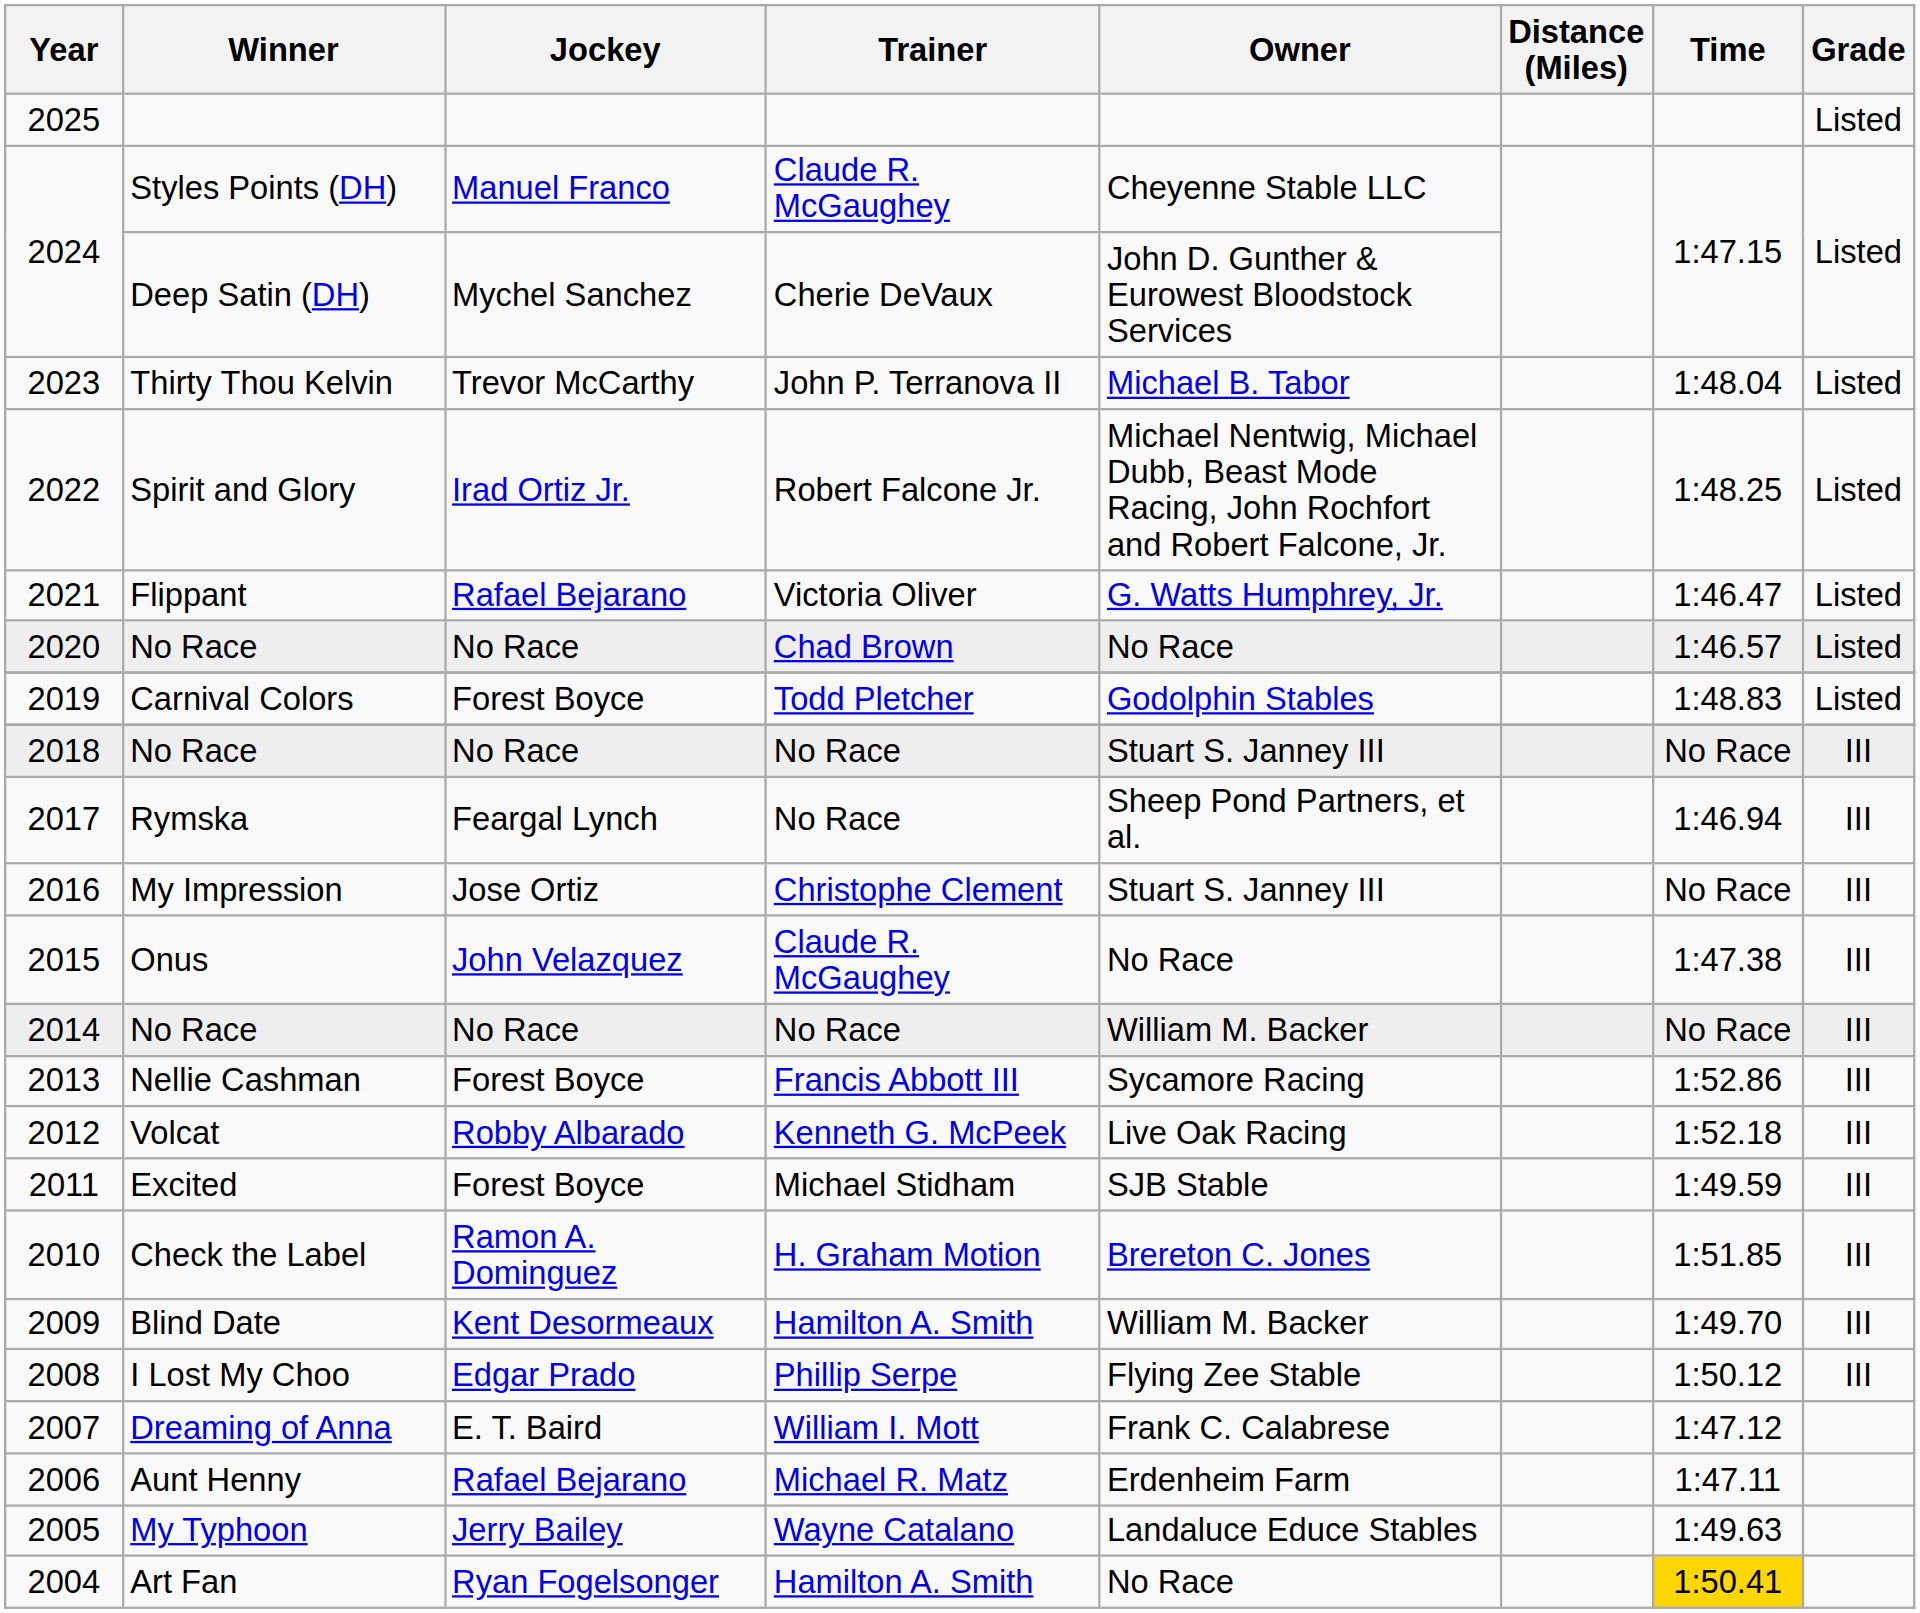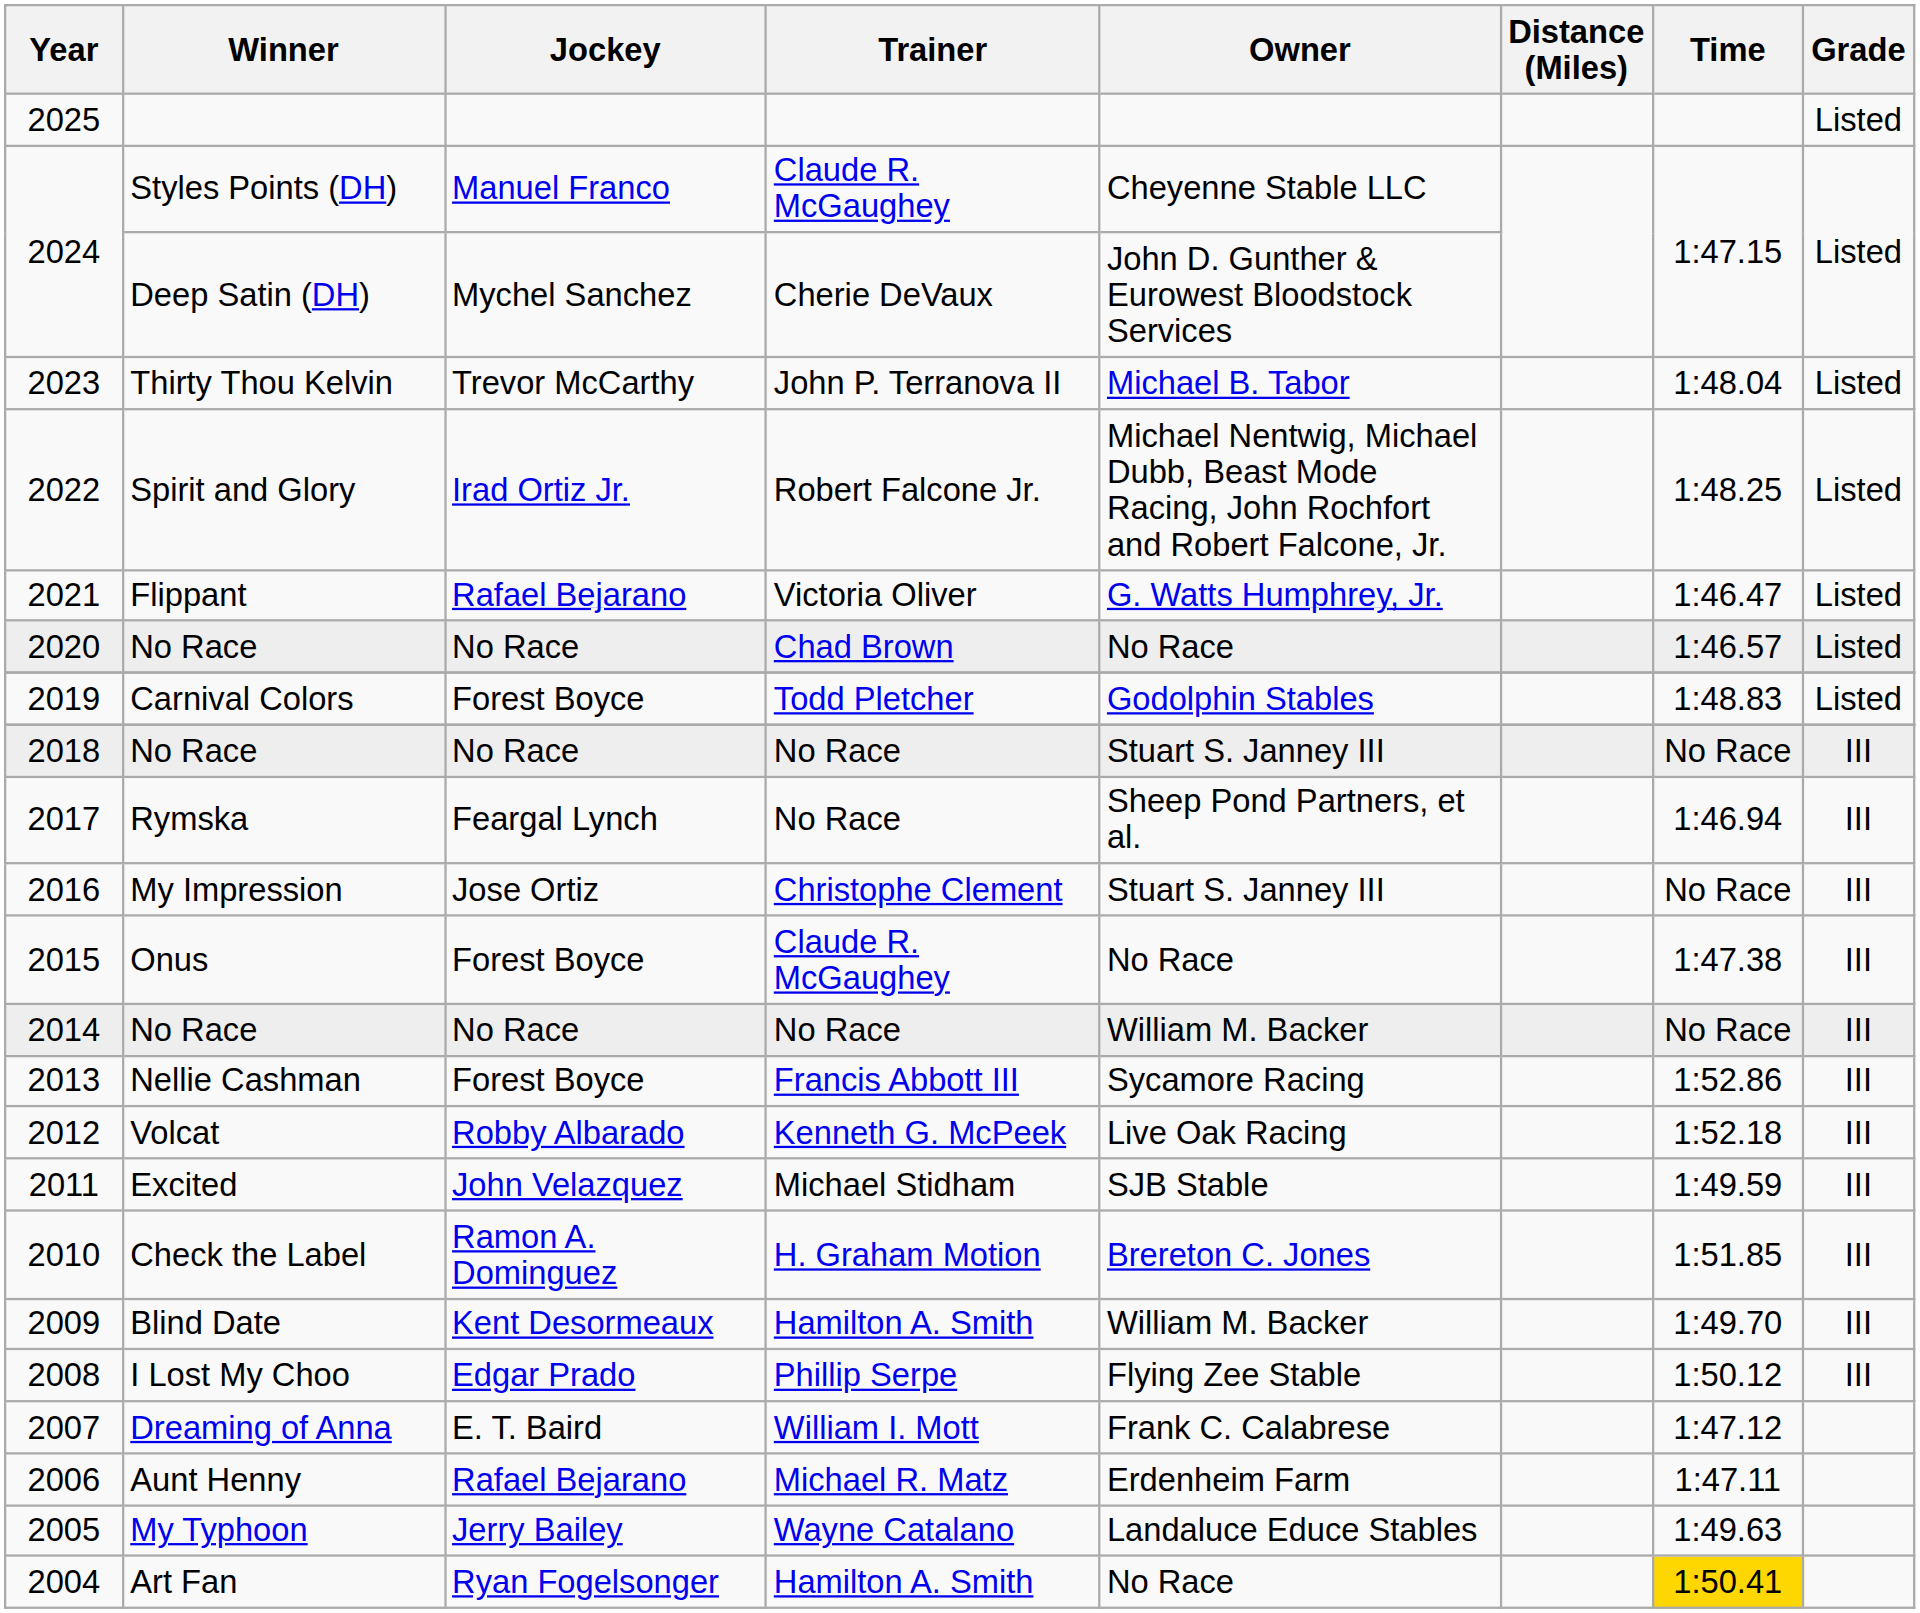(567, 960) John Velazquez -> (548, 960) Forest Boyce
(548, 1185) Forest Boyce -> (567, 1185) John Velazquez
